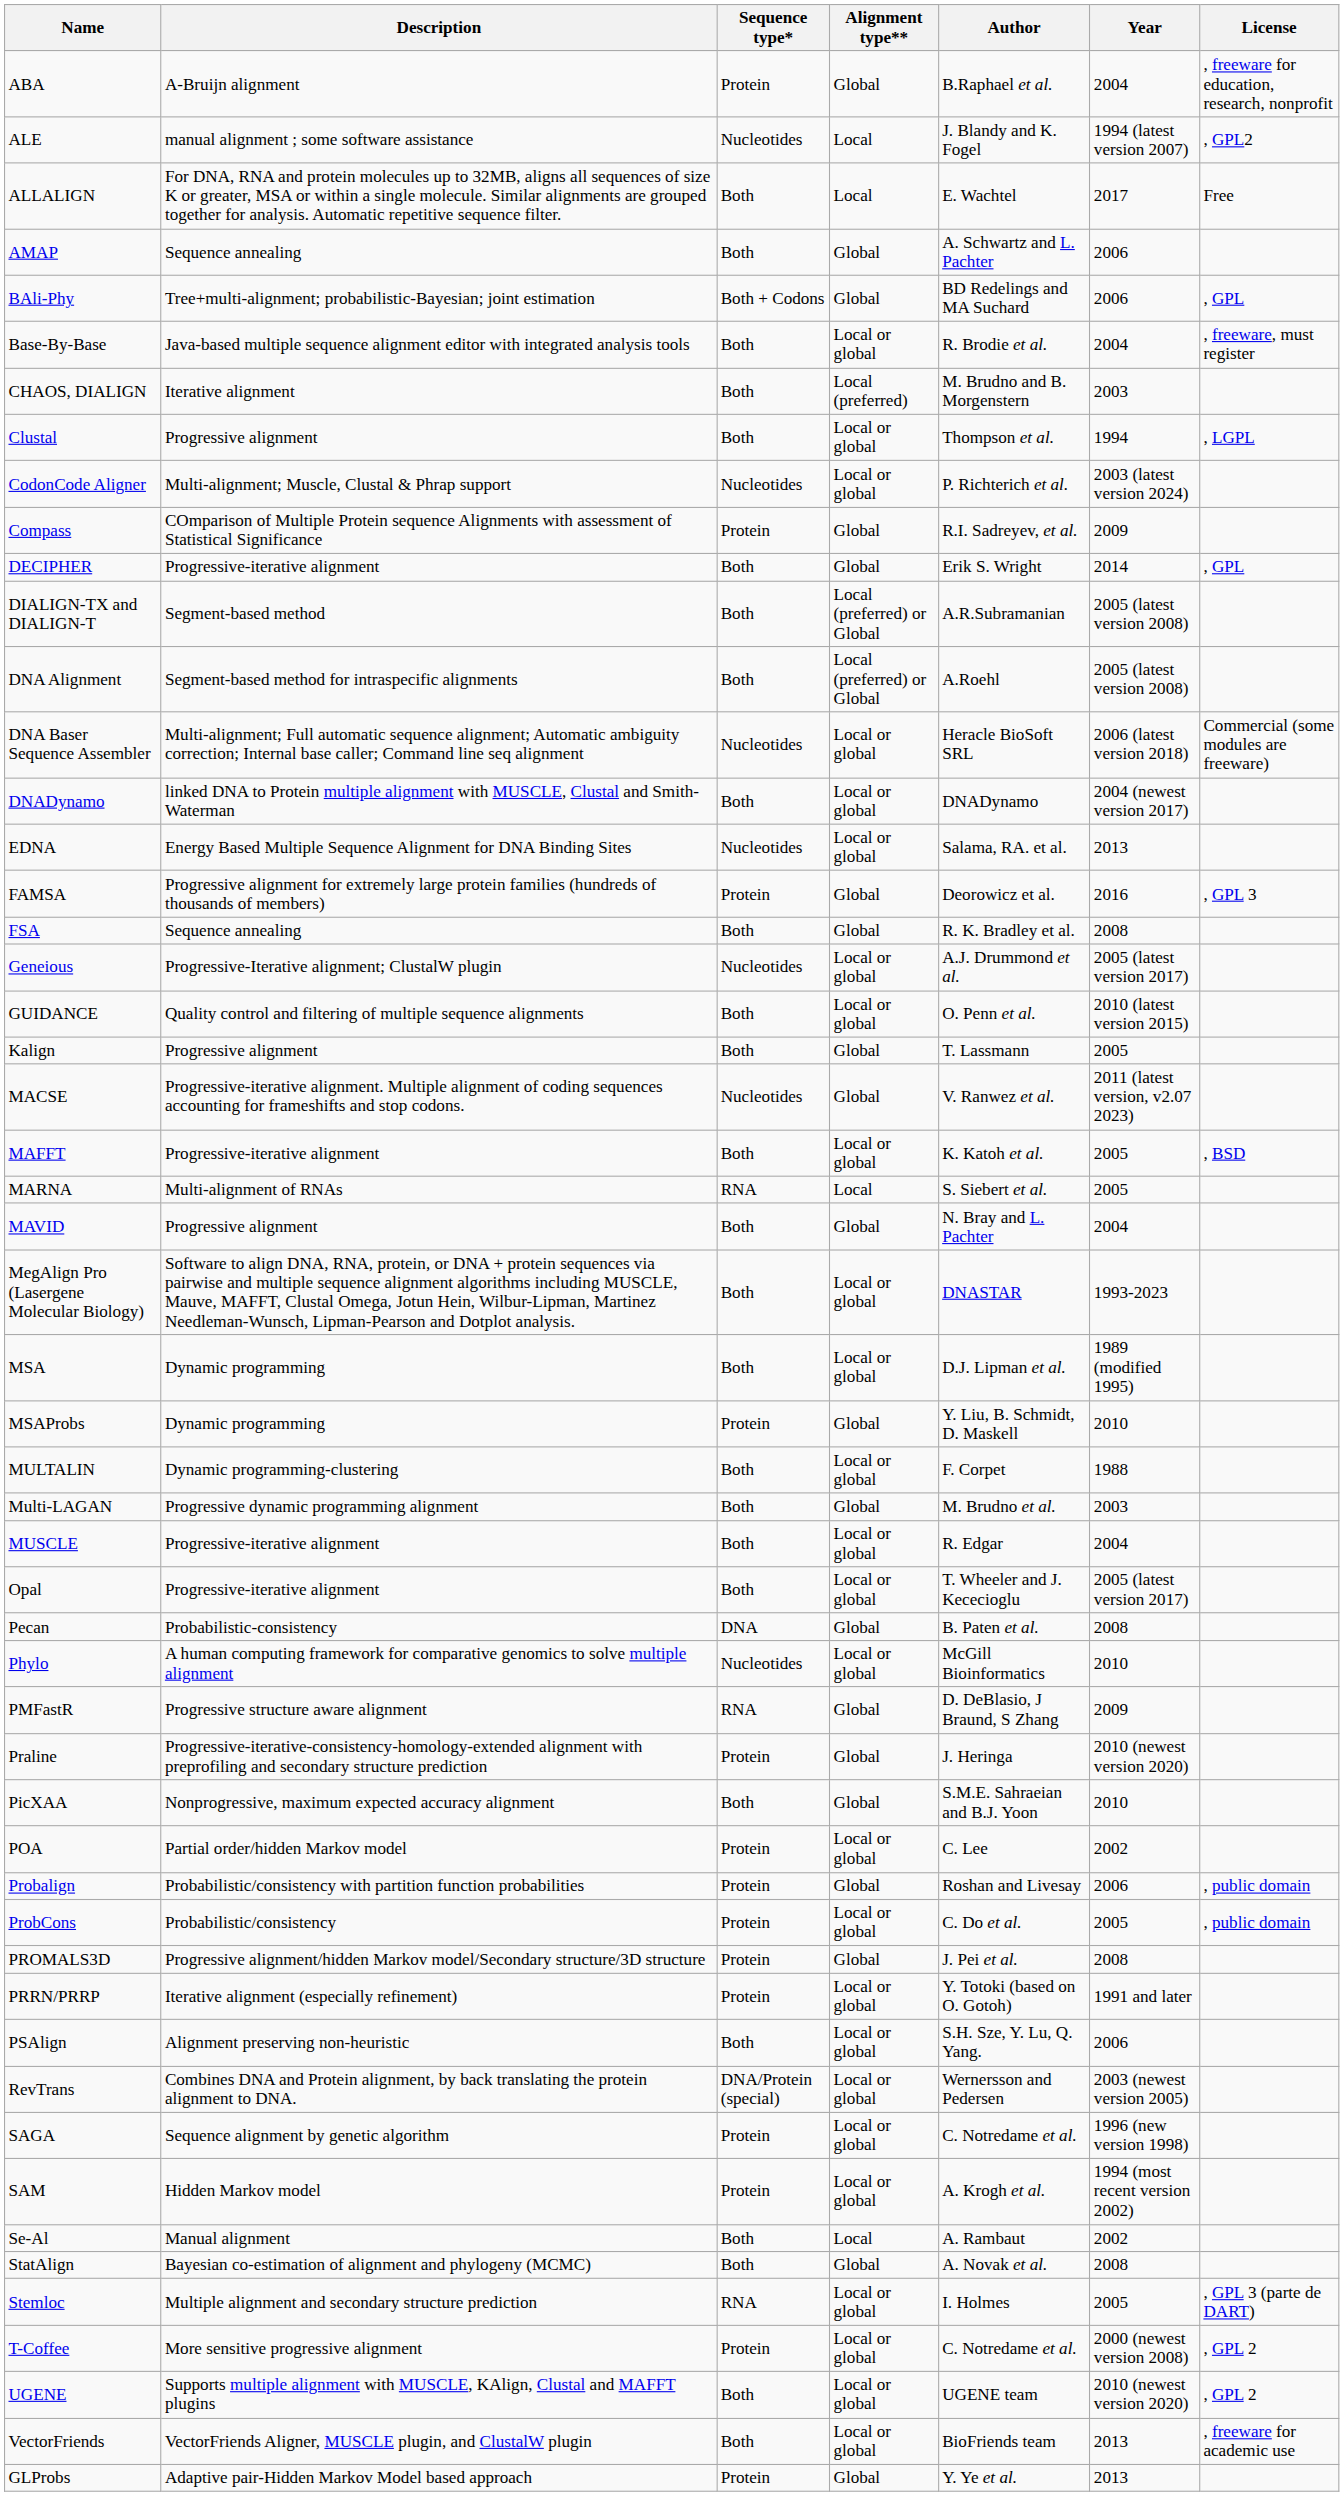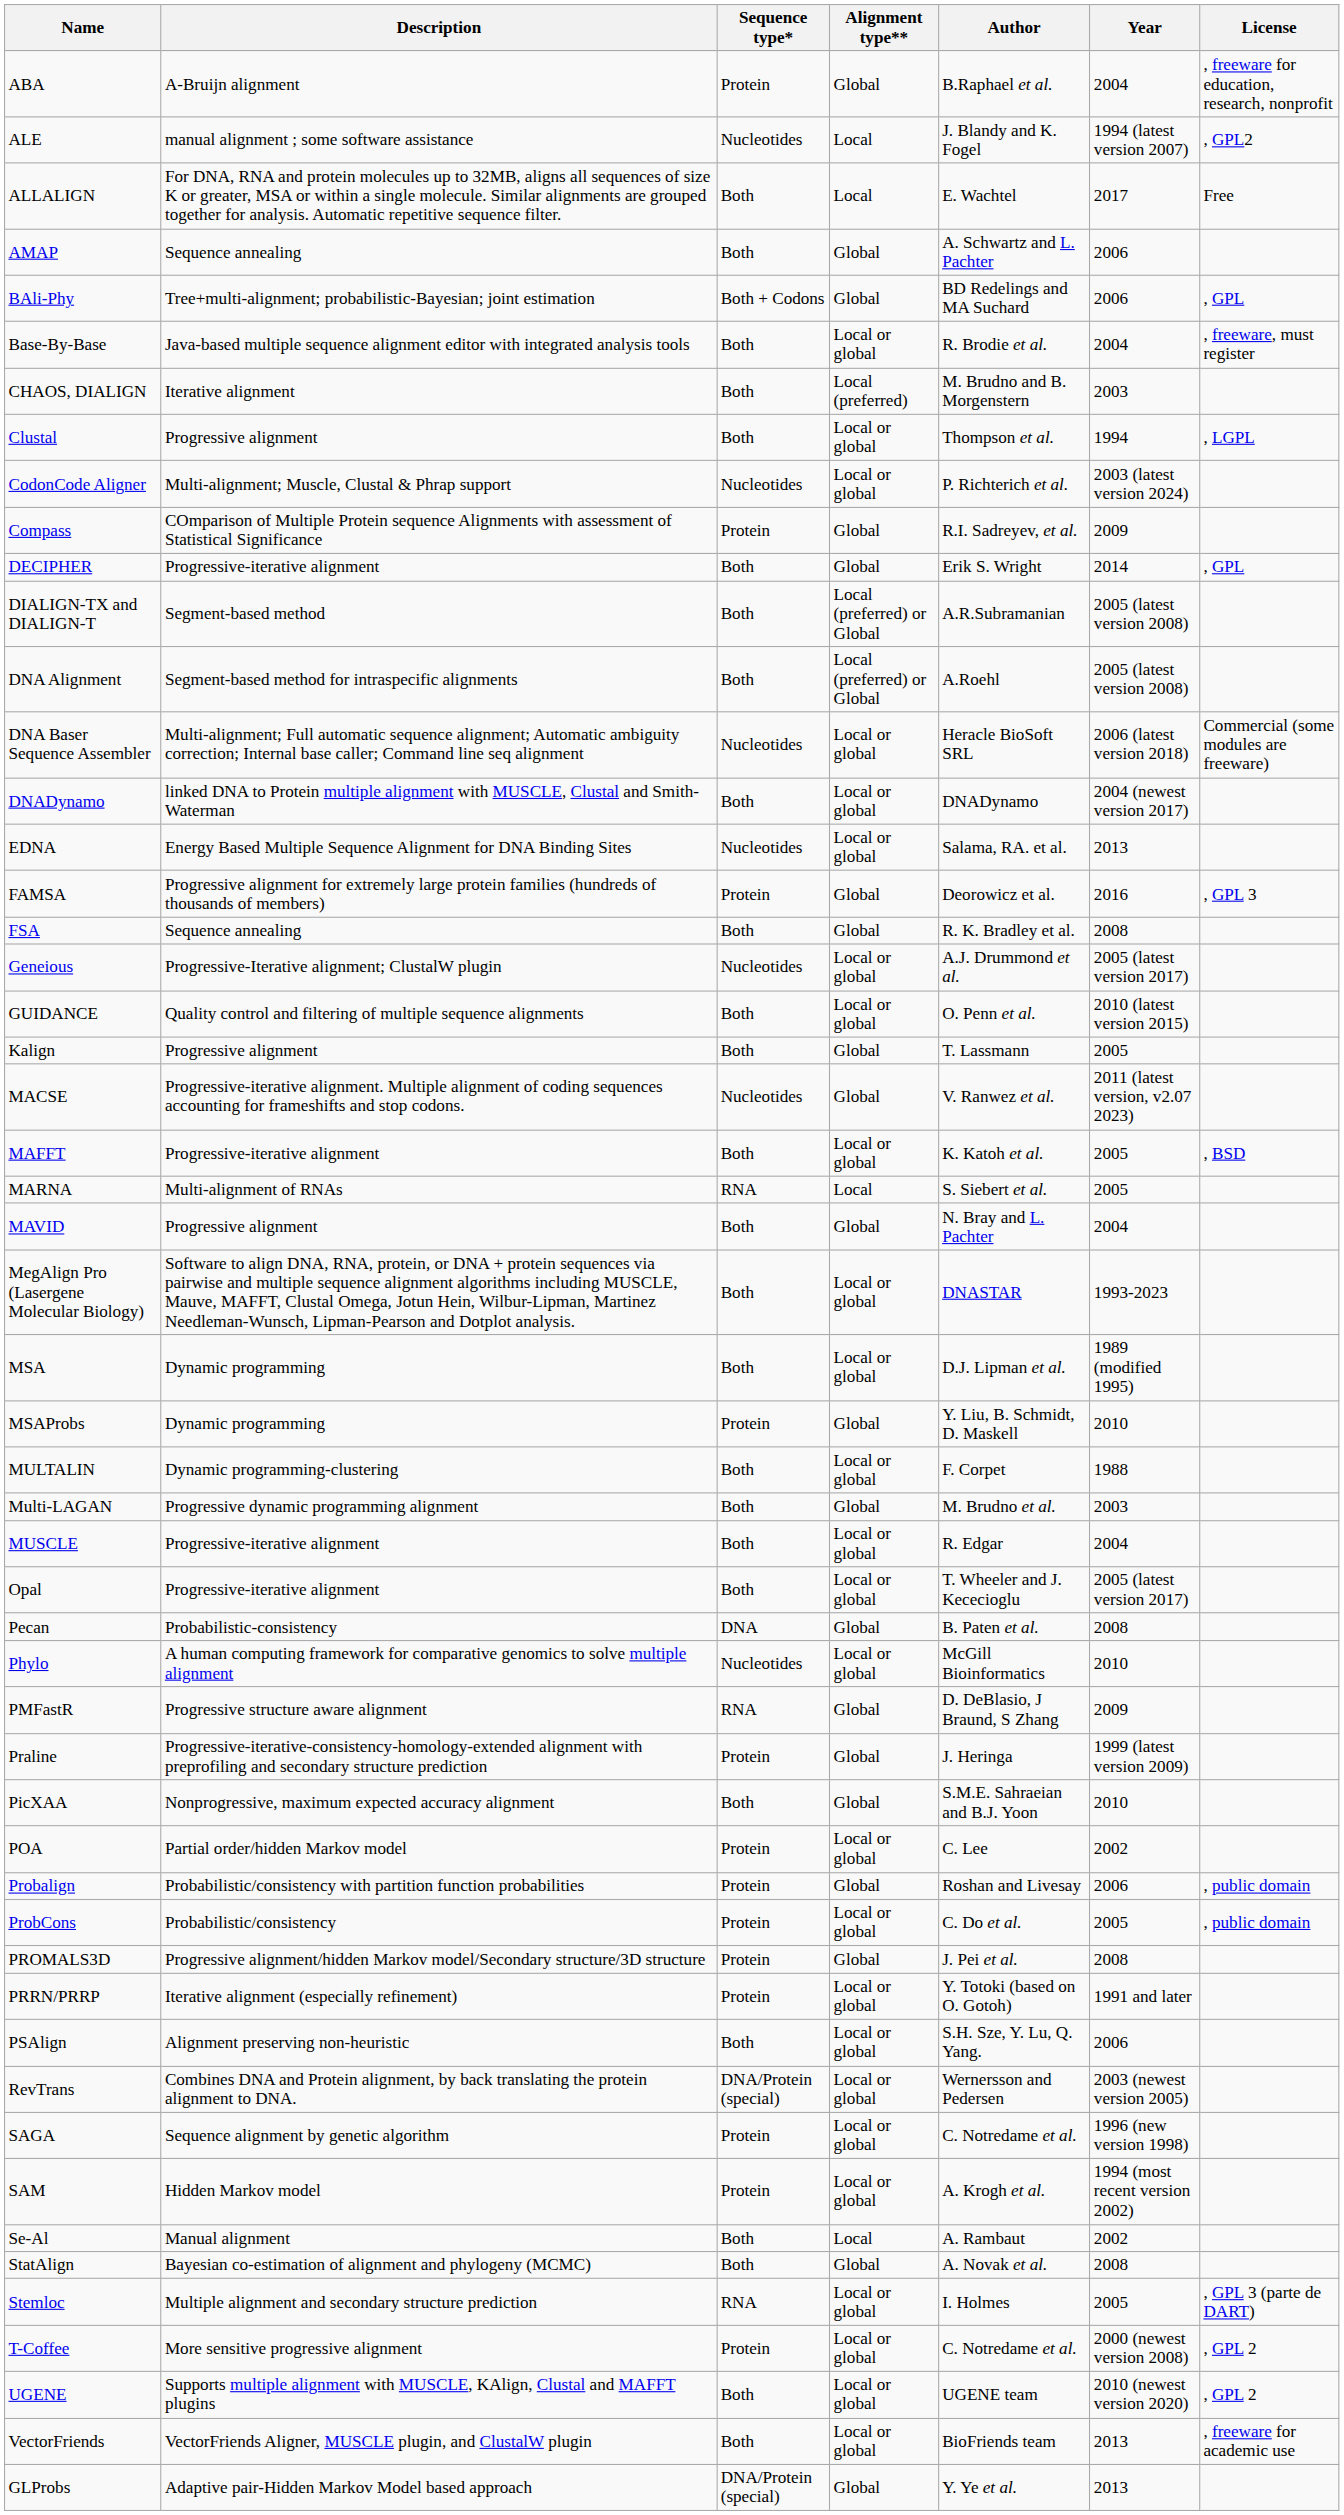(1141, 1756) 2010 (newest version 2020) -> (1141, 1756) 1999 (latest version 2009)
(745, 2477) Protein -> (766, 2487) DNA/Protein (special)
